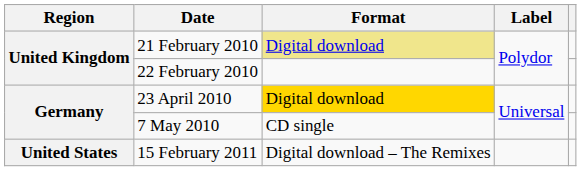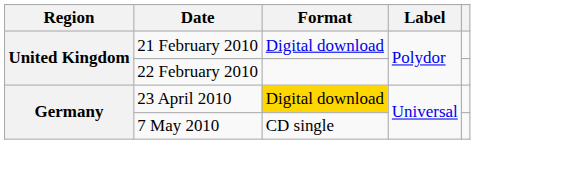(325, 44) khaki background -> (325, 44) no background
- row: (197, 152)
